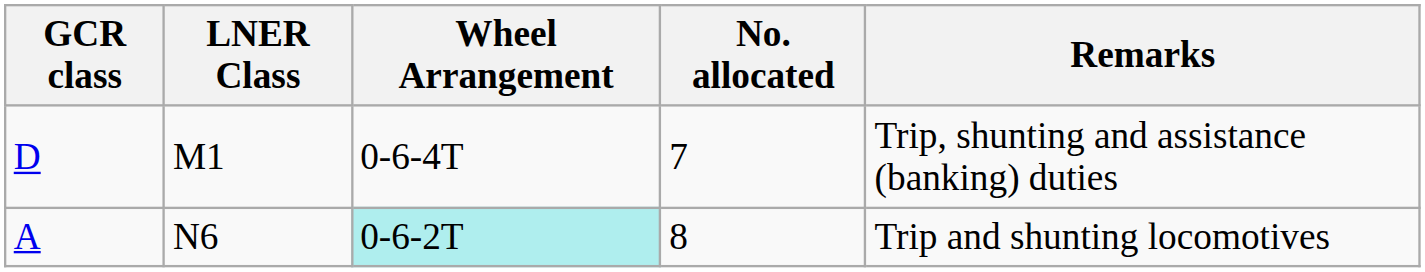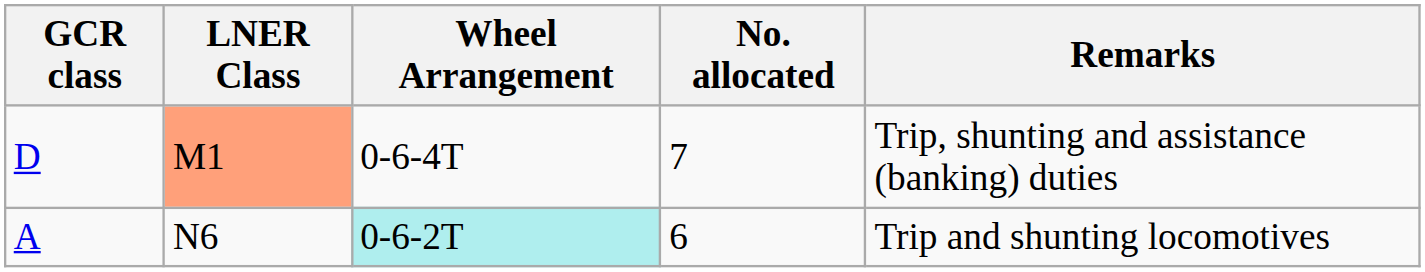(199, 156) no background -> (199, 156) lightsalmon background
(679, 236) 8 -> (679, 236) 6
